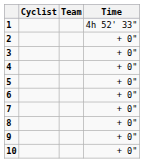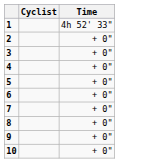- column: (71, 11)
